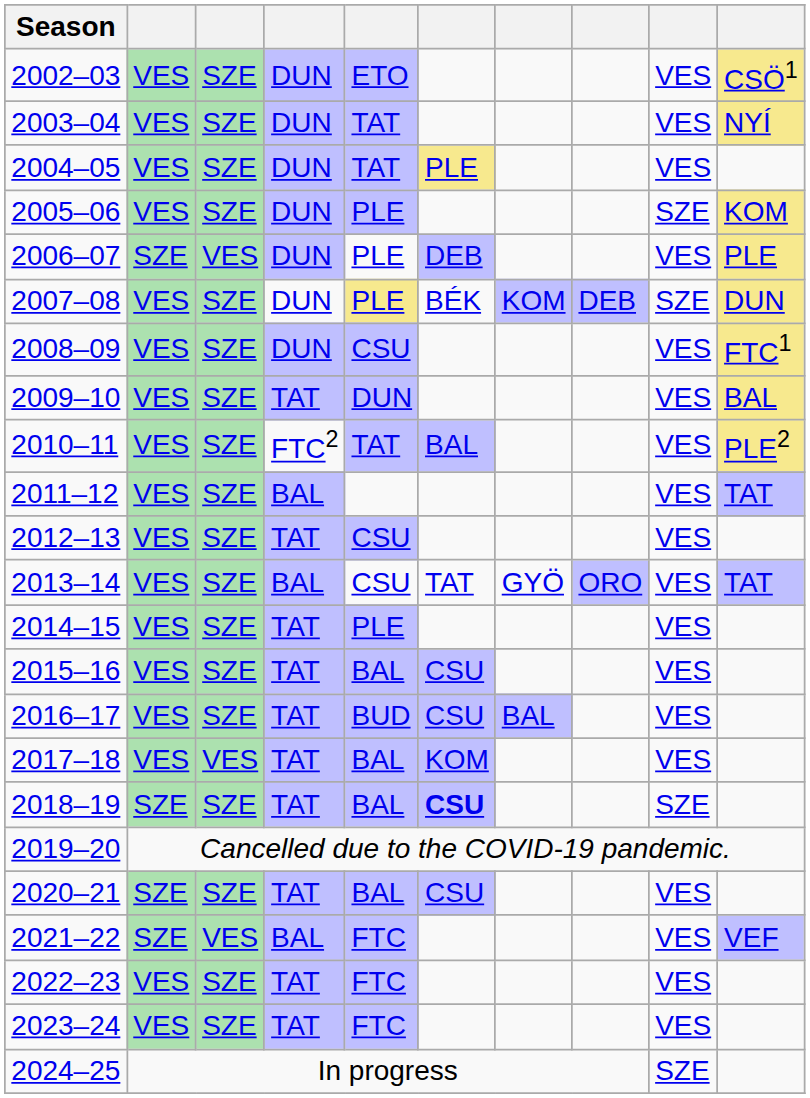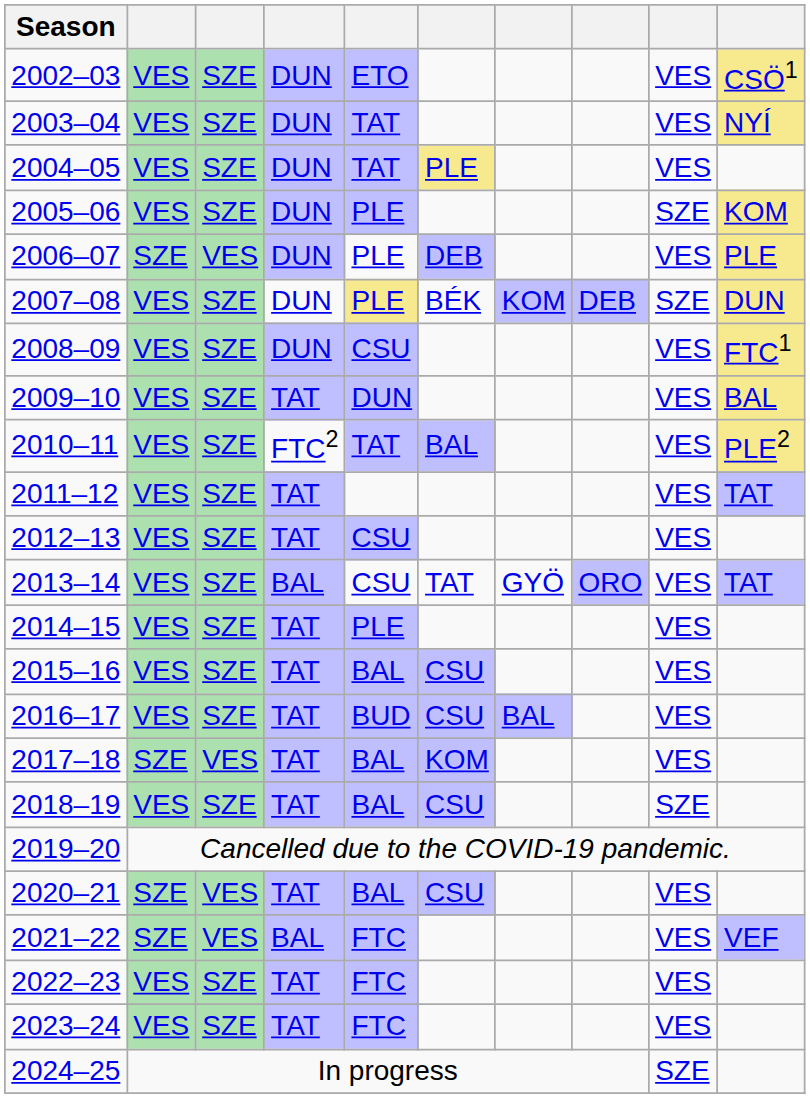(298, 493) BAL -> (295, 493) TAT
(161, 759) VES -> (160, 759) SZE
(160, 804) SZE -> (161, 804) VES
(455, 804) bold -> (455, 804) normal
(229, 893) SZE -> (230, 893) VES
